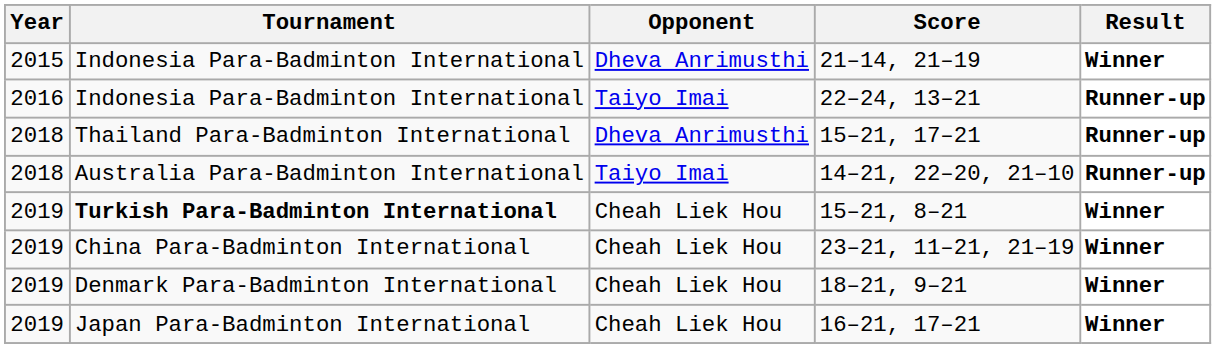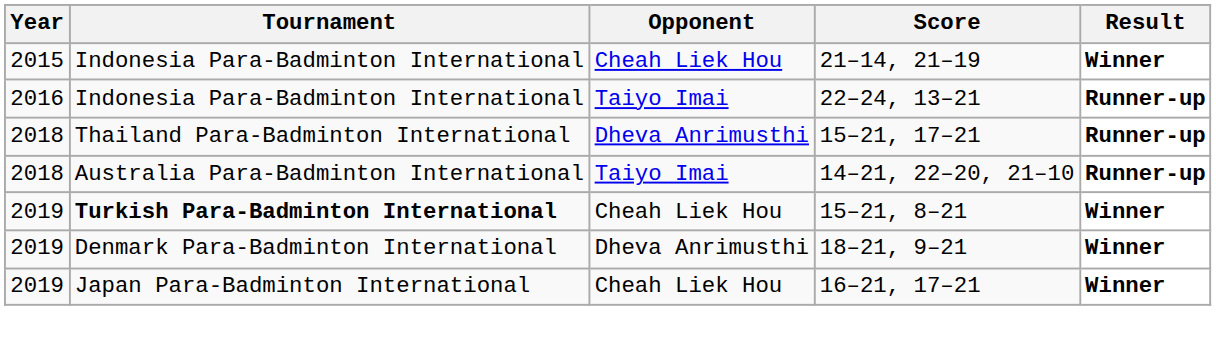(702, 61) Dheva Anrimusthi -> (688, 61) Cheah Liek Hou
- row: (947, 249)
(688, 286) Cheah Liek Hou -> (702, 249) Dheva Anrimusthi
